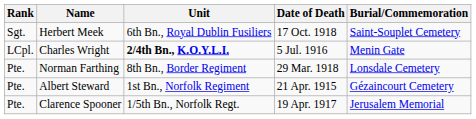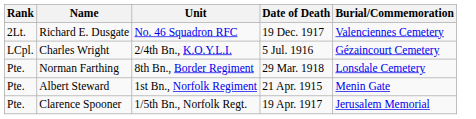+ row: (84, 31)
- row: (71, 31)
(178, 50) bold -> (183, 50) normal
(377, 50) Menin Gate -> (387, 50) Gézaincourt Cemetery
(402, 86) Gézaincourt Cemetery -> (363, 86) Menin Gate
